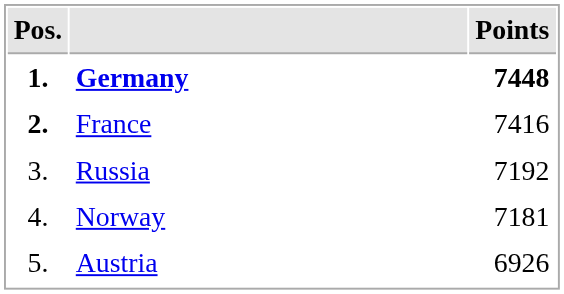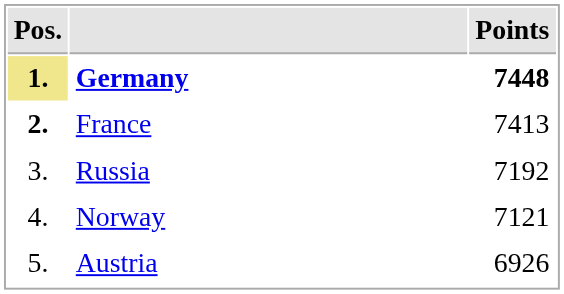(38, 77) no background -> (38, 77) khaki background
(522, 124) 7416 -> (522, 124) 7413
(522, 216) 7181 -> (522, 216) 7121
